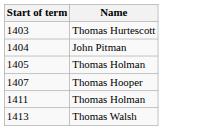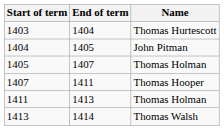+ column: (100, 13)
